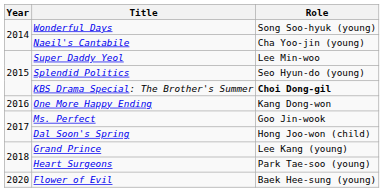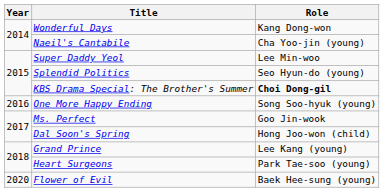(317, 27) Song Soo-hyuk (young) -> (294, 27) Kang Dong-won
(294, 104) Kang Dong-won -> (317, 104) Song Soo-hyuk (young)
